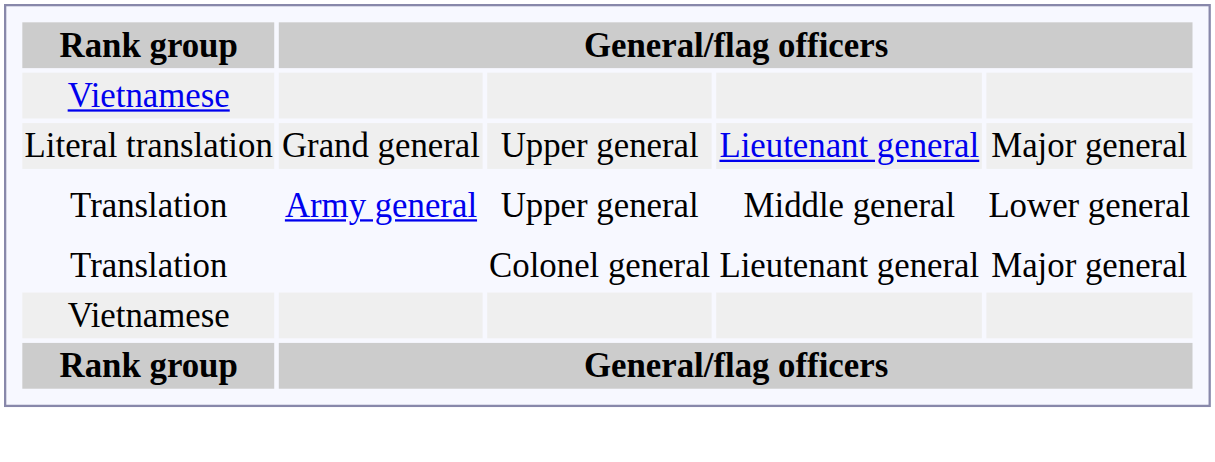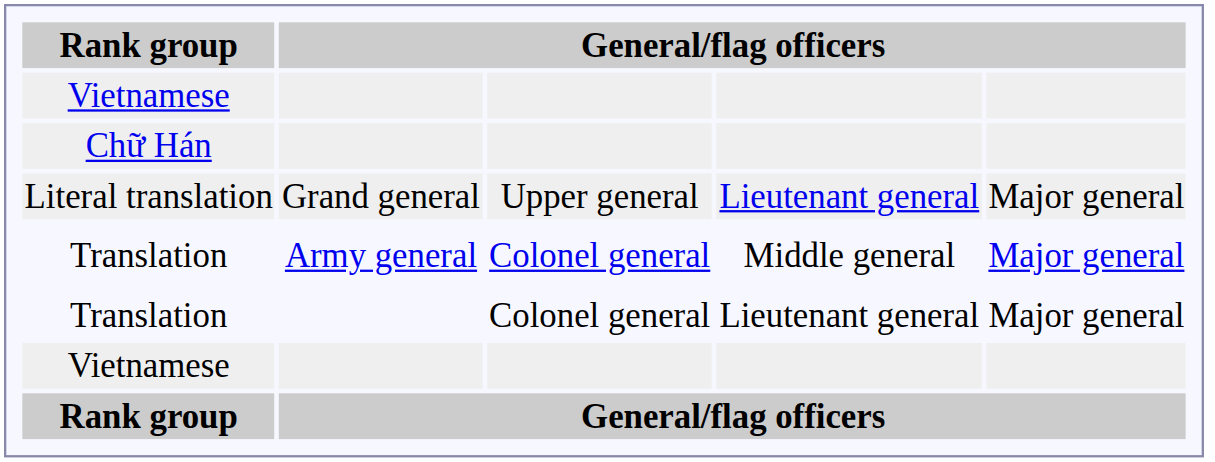+ row: (149, 145)
(600, 204) Upper general -> (600, 255) Colonel general
(1089, 204) Lower general -> (1086, 255) Major general
